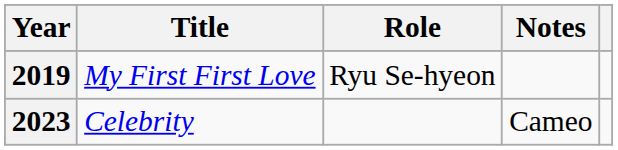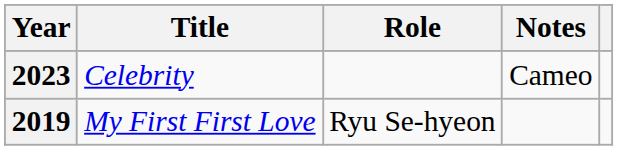rows swapped: (41, 74) <-> (41, 121)
